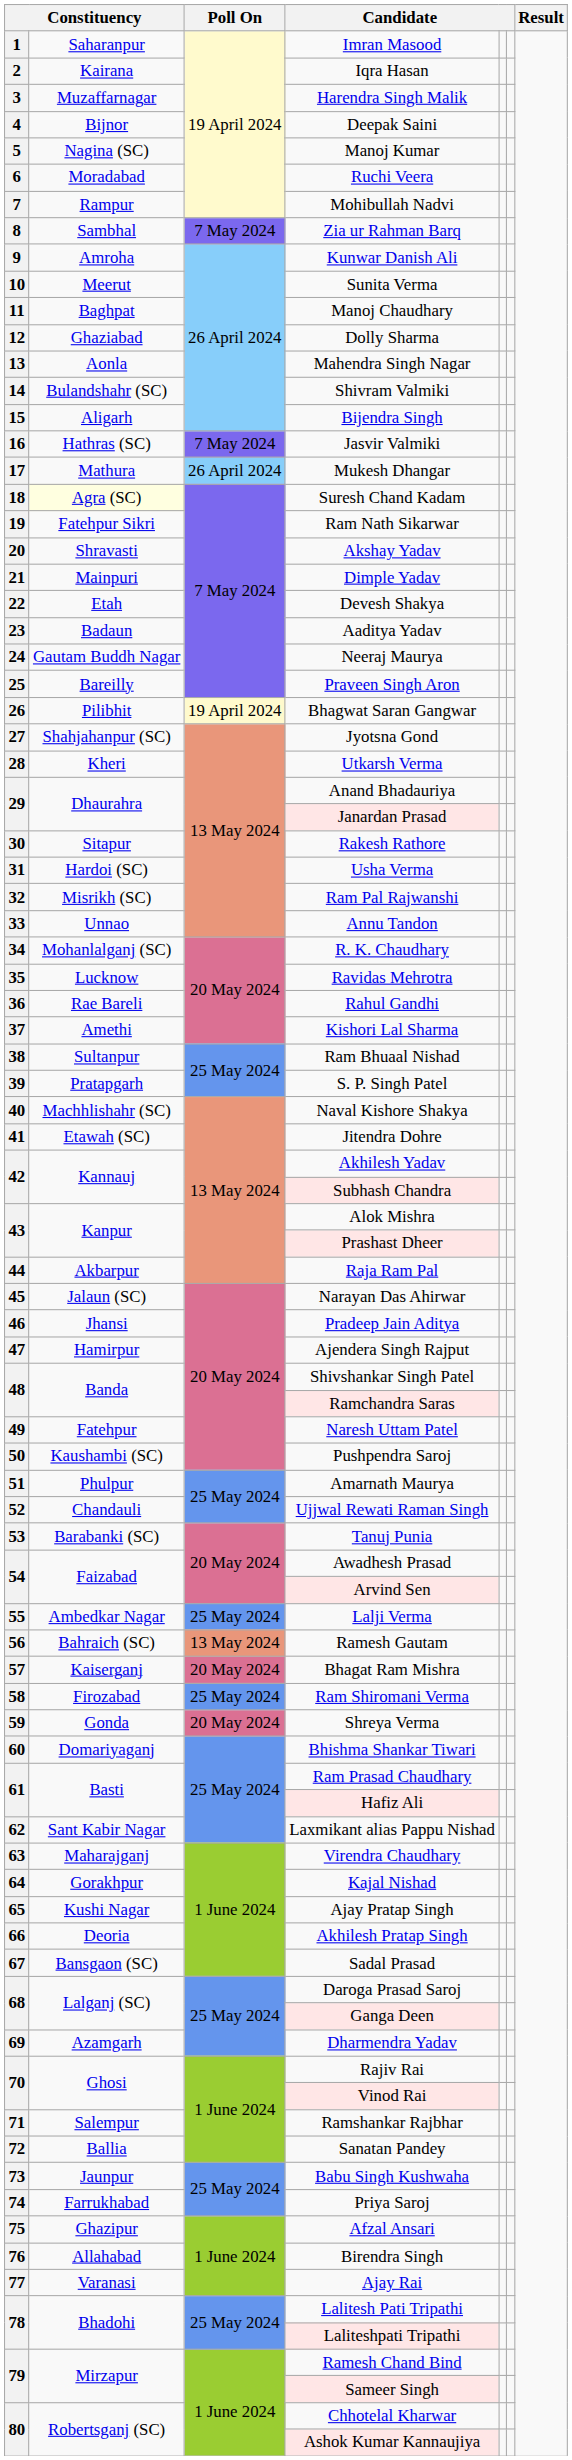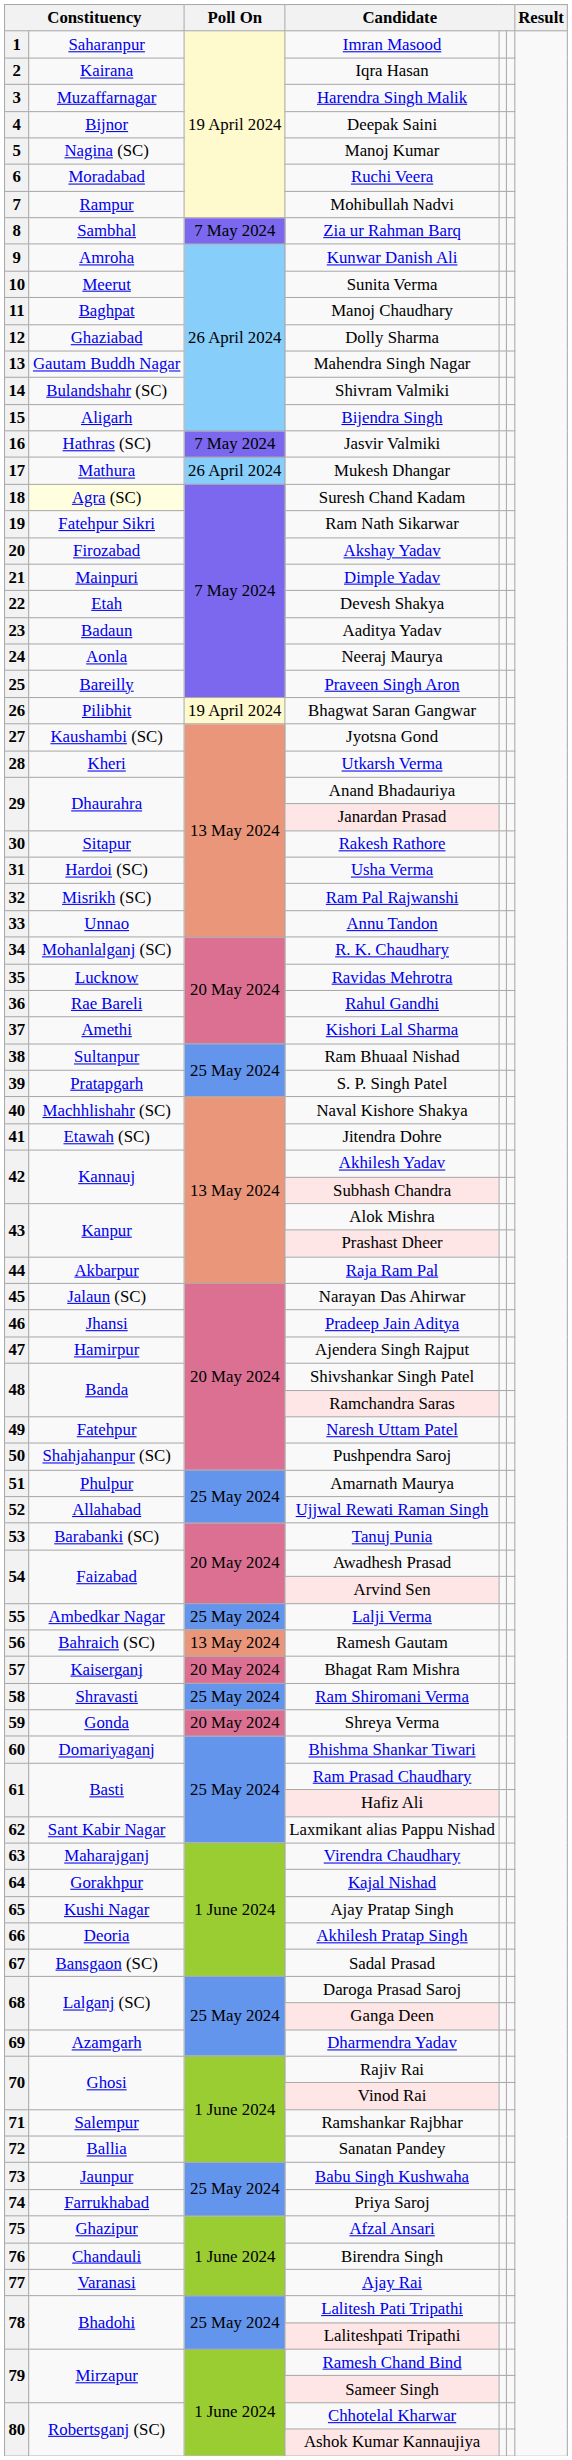(107, 364) Aonla -> (107, 364) Gautam Buddh Nagar
(107, 550) Shravasti -> (107, 550) Firozabad
(107, 657) Gautam Buddh Nagar -> (107, 657) Aonla
(107, 737) Shahjahanpur (SC) -> (107, 737) Kaushambi (SC)
(107, 1456) Kaushambi (SC) -> (107, 1456) Shahjahanpur (SC)
(107, 1509) Chandauli -> (107, 1509) Allahabad
(107, 1696) Firozabad -> (107, 1696) Shravasti
(107, 2255) Allahabad -> (107, 2255) Chandauli
